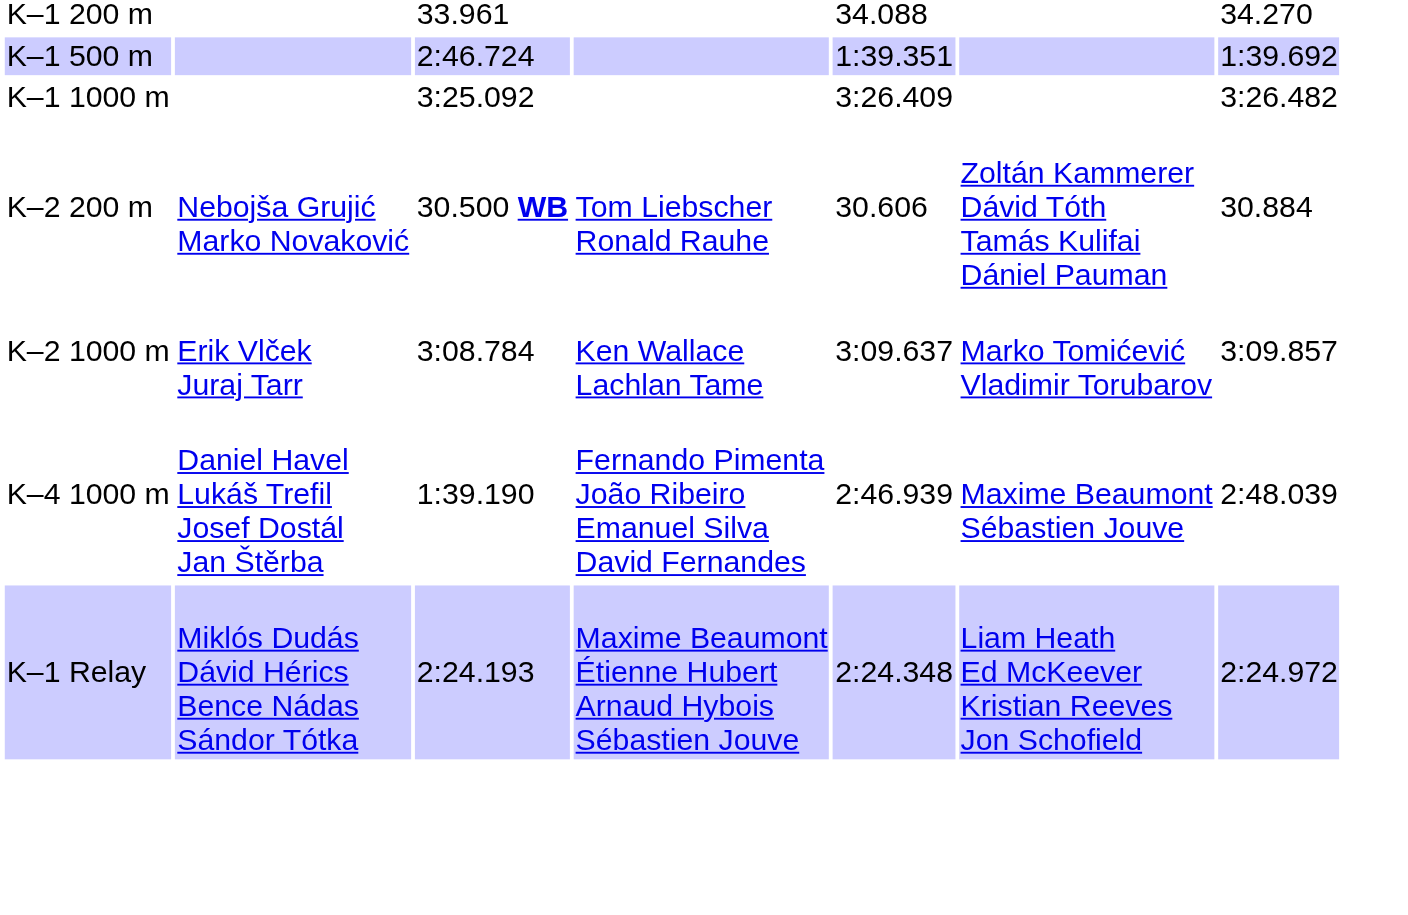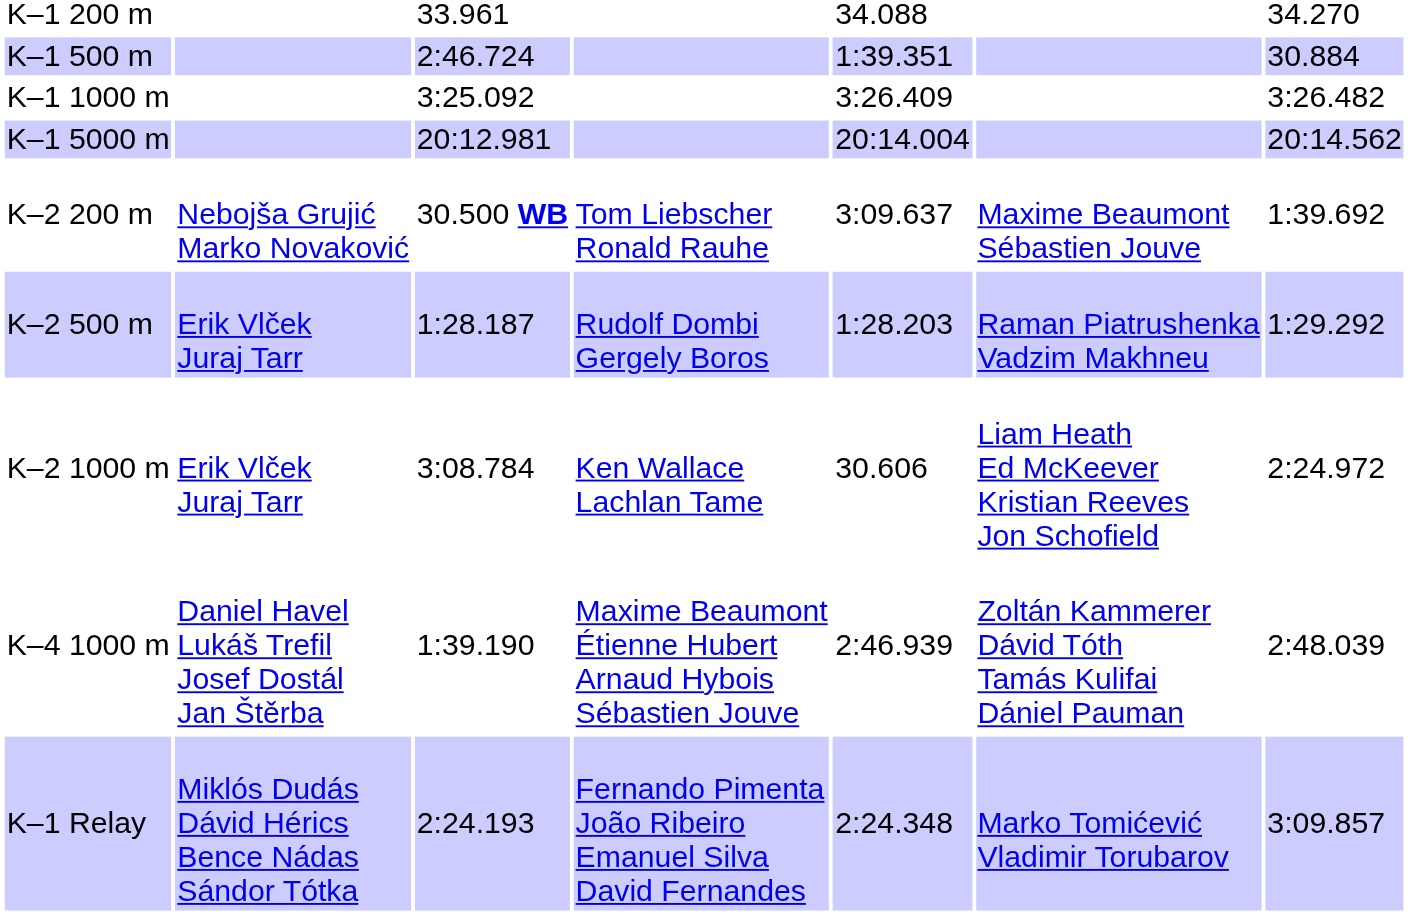(1279, 55) 1:39.692 -> (1314, 55) 30.884
+ row: (88, 138)
(882, 207) 30.606 -> (894, 214) 3:09.637
(1077, 224) Zoltán Kammerer Dávid Tóth Tamás Kulifai Dániel Pauman -> (1103, 231) Maxime Beaumont Sébastien Jouve
(1266, 207) 30.884 -> (1326, 214) 1:39.692
+ row: (80, 324)
(894, 350) 3:09.637 -> (882, 467) 30.606
(1086, 367) Marko Tomićević Vladimir Torubarov -> (1083, 484) Liam Heath Ed McKeever Kristian Reeves Jon Schofield
(1279, 350) 3:09.857 -> (1326, 467) 2:24.972
(700, 511) Fernando Pimenta João Ribeiro Emanuel Silva David Fernandes -> (702, 662) Maxime Beaumont Étienne Hubert Arnaud Hybois Sébastien Jouve
(1087, 511) Maxime Beaumont Sébastien Jouve -> (1094, 662) Zoltán Kammerer Dávid Tóth Tamás Kulifai Dániel Pauman
(702, 688) Maxime Beaumont Étienne Hubert Arnaud Hybois Sébastien Jouve -> (700, 840) Fernando Pimenta João Ribeiro Emanuel Silva David Fernandes
(1066, 688) Liam Heath Ed McKeever Kristian Reeves Jon Schofield -> (1103, 840) Marko Tomićević Vladimir Torubarov
(1279, 671) 2:24.972 -> (1326, 823) 3:09.857
